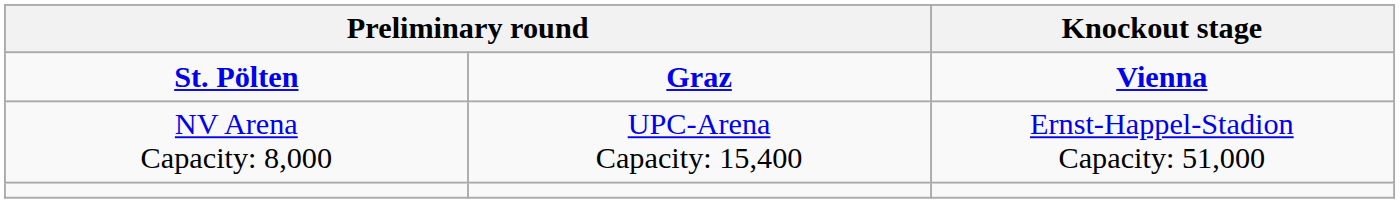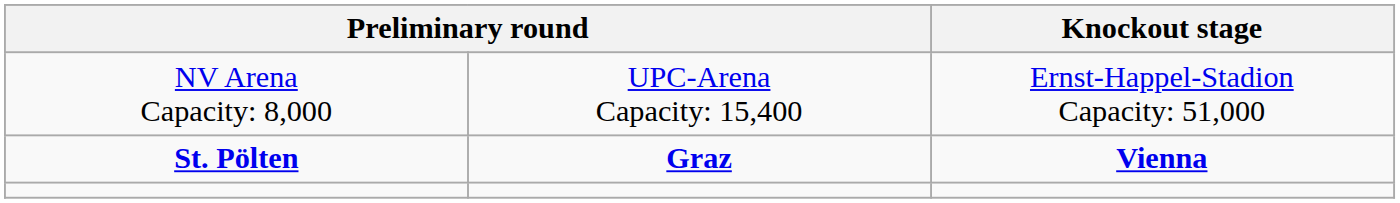rows swapped: (236, 76) <-> (236, 141)
